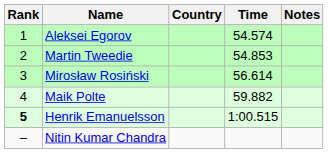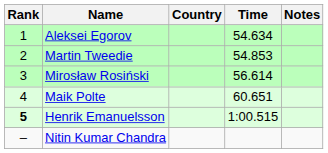(253, 35) 54.574 -> (253, 35) 54.634
(253, 96) 59.882 -> (253, 96) 60.651
